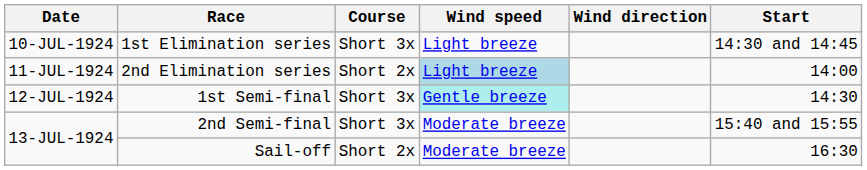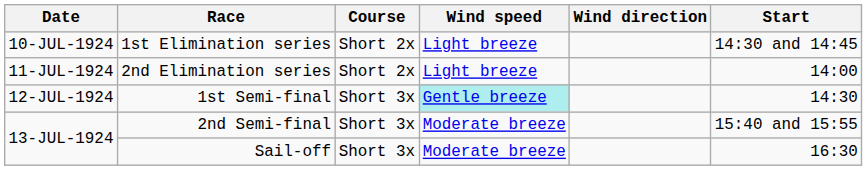(377, 44) Short 3x -> (377, 44) Short 2x
(480, 71) lightblue background -> (480, 71) no background
(377, 151) Short 2x -> (377, 151) Short 3x
